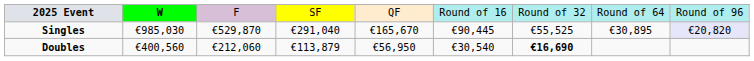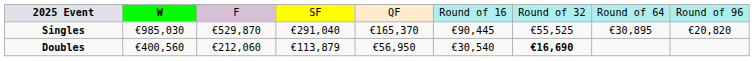(394, 30) €165,670 -> (394, 30) €165,370
(710, 30) lavender background -> (710, 30) no background
